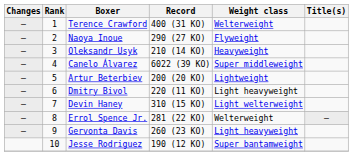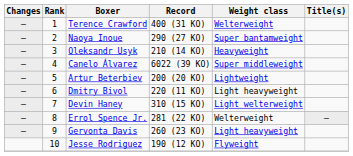(236, 38) Flyweight -> (259, 38) Super bantamweight
(259, 144) Super bantamweight -> (236, 144) Flyweight
